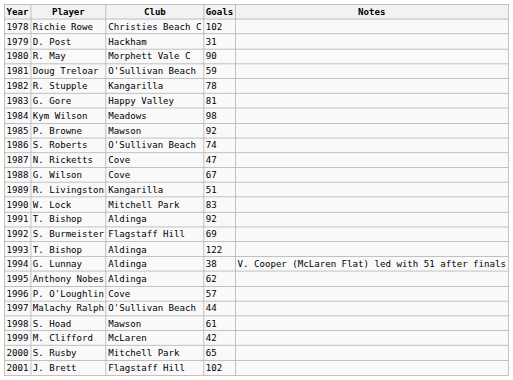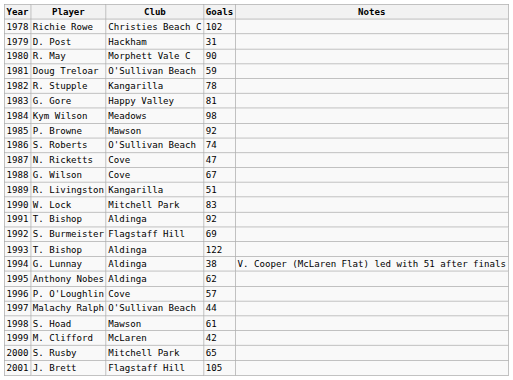(214, 368) 102 -> (214, 368) 105
